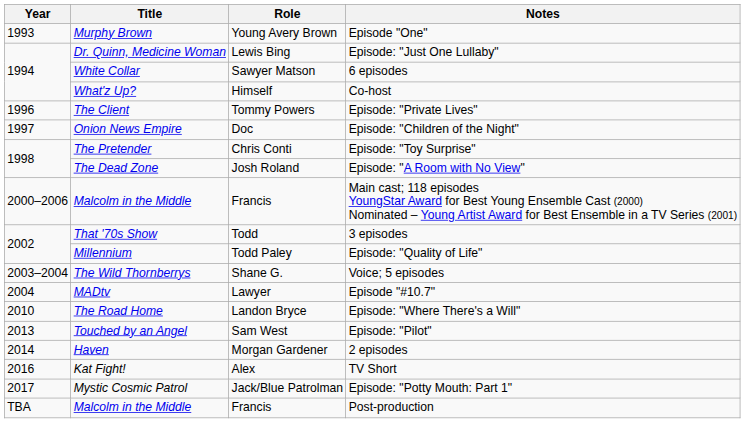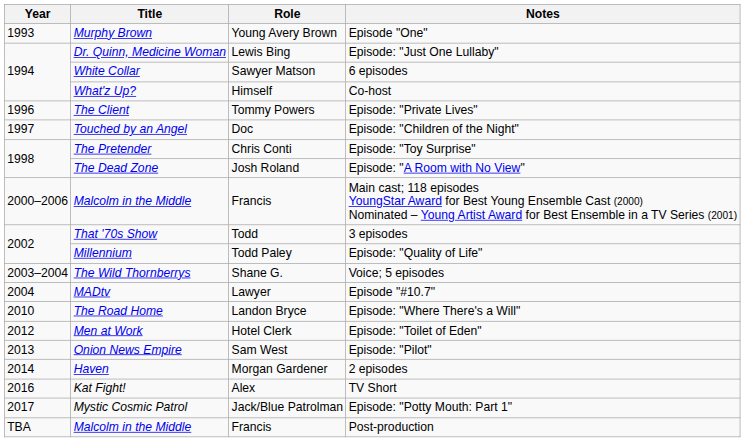(128, 129) Onion News Empire -> (130, 129) Touched by an Angel
+ row: (415, 330)
(130, 330) Touched by an Angel -> (128, 350) Onion News Empire
